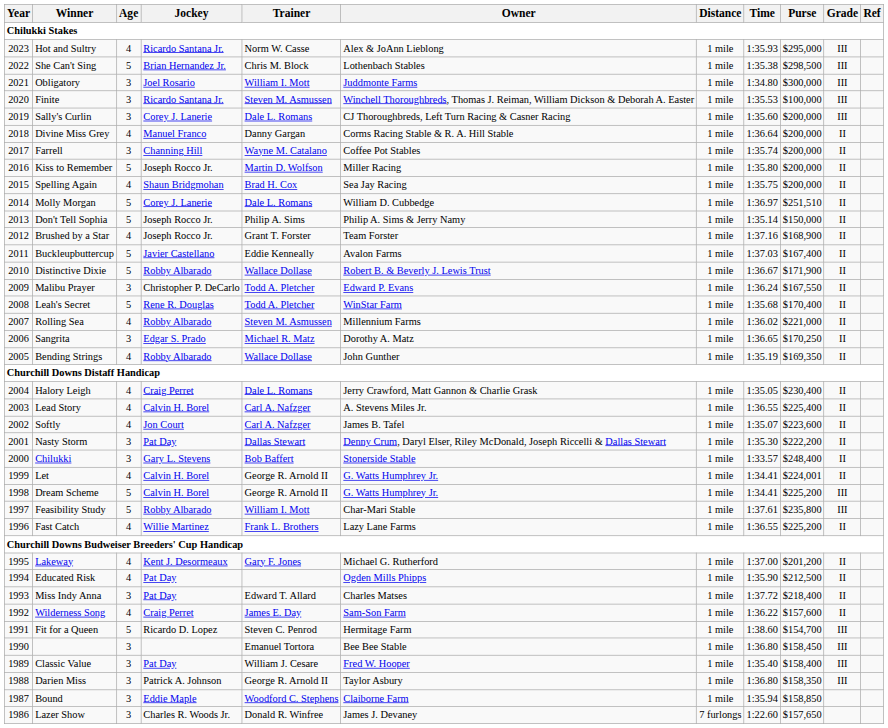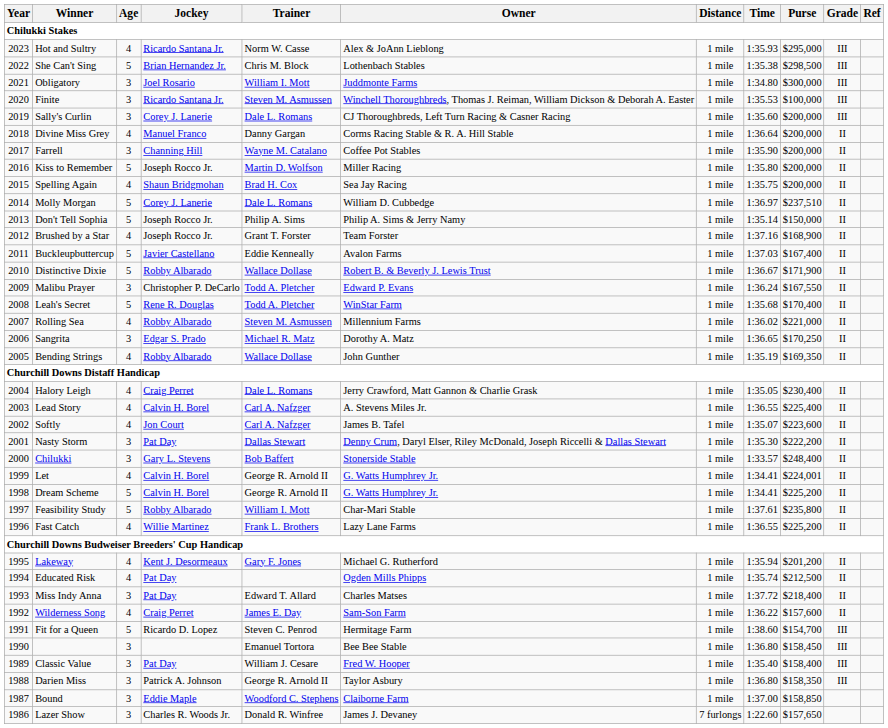(762, 151) 1:35.74 -> (762, 151) 1:35.90
(802, 202) $251,510 -> (802, 202) $237,510
(842, 493) III -> (842, 493) II
(842, 510) III -> (842, 510) II
(762, 561) 1:37.00 -> (762, 561) 1:35.94
(762, 578) 1:35.90 -> (762, 578) 1:35.74
(762, 698) 1:35.94 -> (762, 698) 1:37.00
